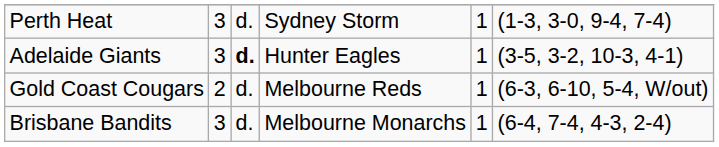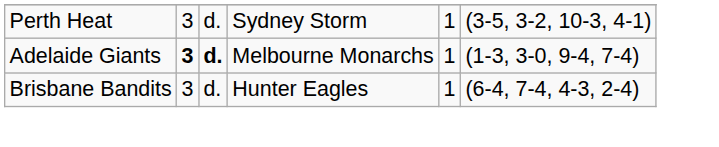(585, 21) (1-3, 3-0, 9-4, 7-4) -> (558, 21) (3-5, 3-2, 10-3, 4-1)
(220, 55) normal -> (188, 55) bold
(332, 55) Hunter Eagles -> (333, 55) Melbourne Monarchs
(591, 55) (3-5, 3-2, 10-3, 4-1) -> (552, 55) (1-3, 3-0, 9-4, 7-4)
- row: (107, 89)
(365, 123) Melbourne Monarchs -> (300, 89) Hunter Eagles
